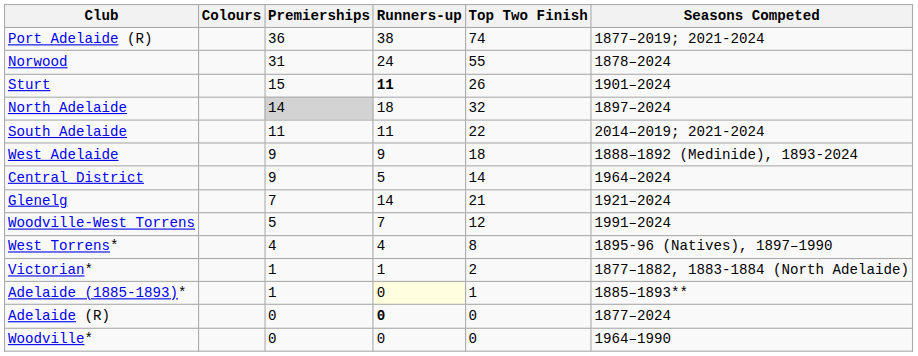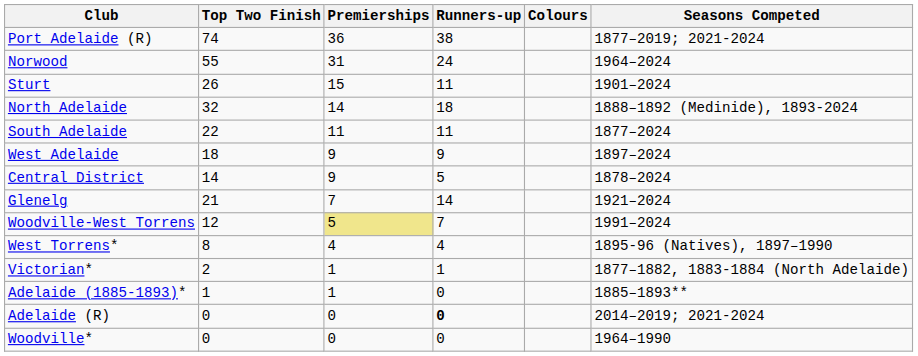columns swapped: (232, 16) <-> (528, 16)
(633, 62) 1878–2024 -> (633, 62) 1964–2024
(385, 85) bold -> (445, 85) normal
(277, 108) lightgrey background -> (336, 108) no background
(633, 108) 1897–2024 -> (726, 108) 1888–1892 (Medinide), 1893-2024
(679, 132) 2014–2019; 2021-2024 -> (633, 132) 1877–2024
(726, 155) 1888–1892 (Medinide), 1893-2024 -> (633, 155) 1897–2024
(633, 178) 1964–2024 -> (633, 178) 1878–2024
(272, 224) no background -> (332, 224) khaki background
(381, 293) lightyellow background -> (441, 293) no background
(633, 316) 1877–2024 -> (679, 316) 2014–2019; 2021-2024
